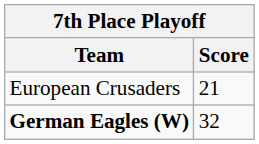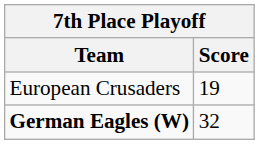(209, 88) 21 -> (209, 88) 19
